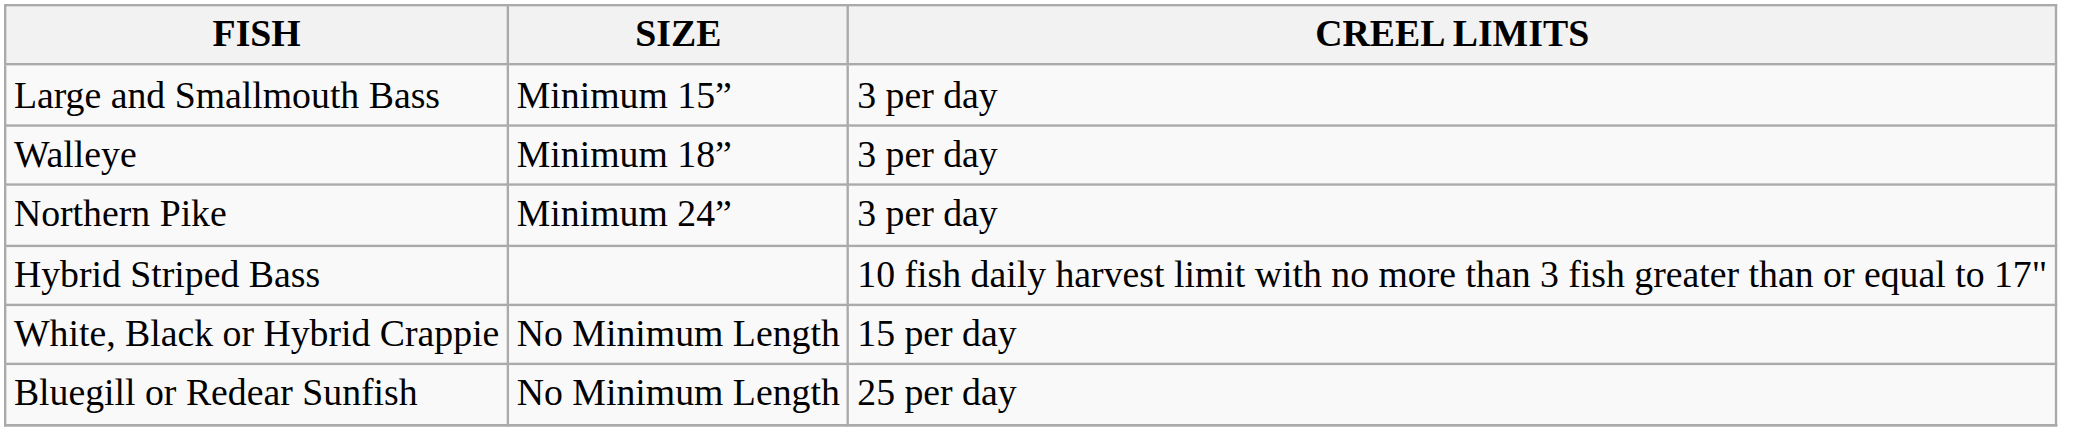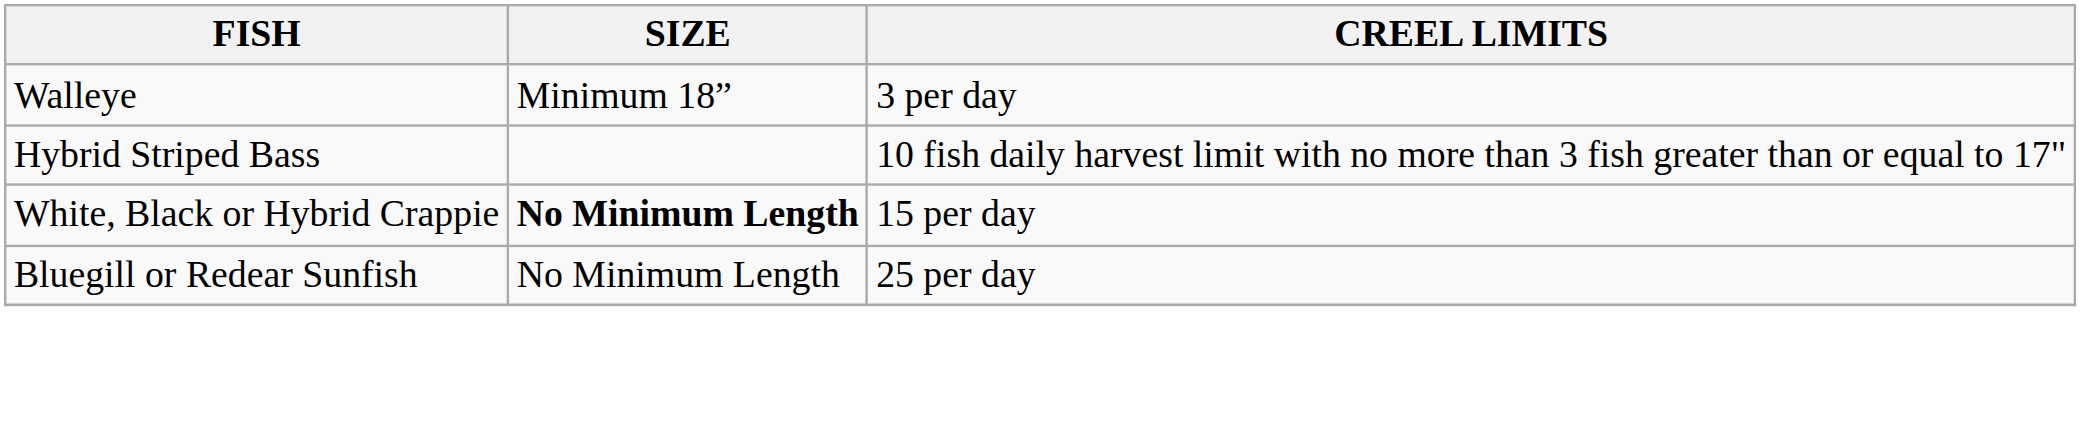- row: (227, 94)
- row: (120, 214)
(678, 333) normal -> (688, 214) bold
